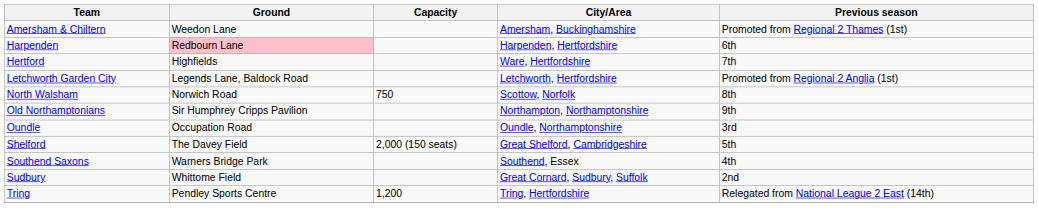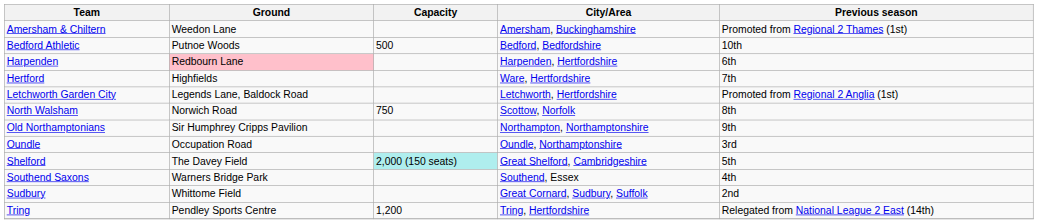+ row: (43, 45)
(416, 144) no background -> (416, 161) paleturquoise background
